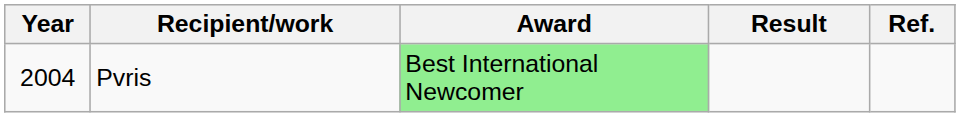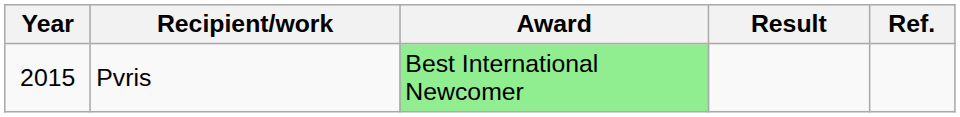(48, 77) 2004 -> (48, 77) 2015
